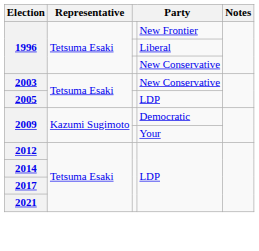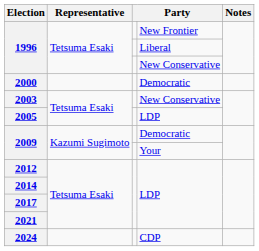+ row: (26, 82)
+ row: (26, 237)
